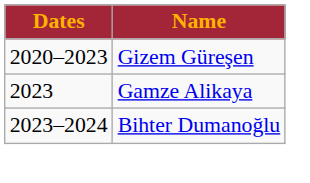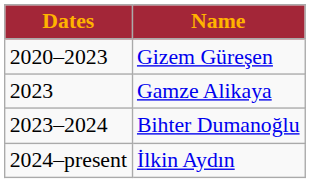+ row: (186, 159)
